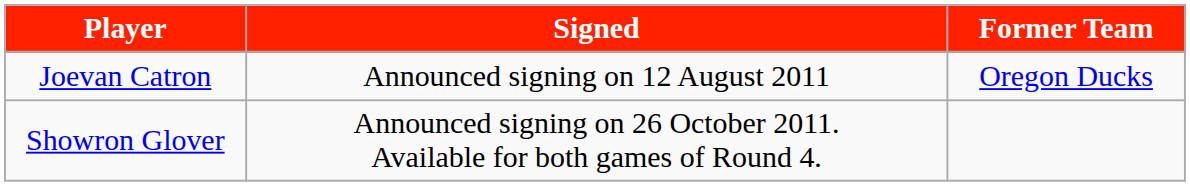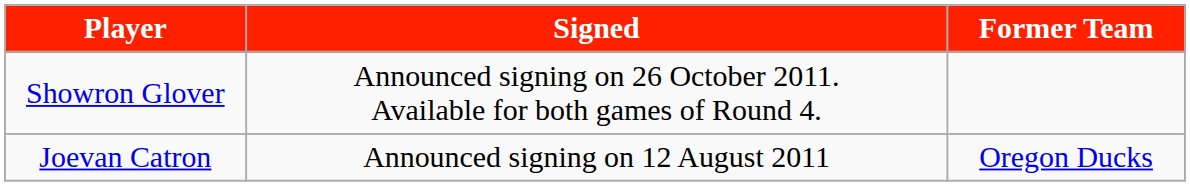rows swapped: (125, 75) <-> (125, 139)
